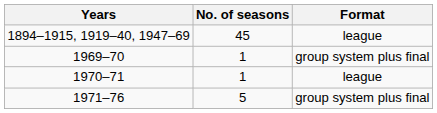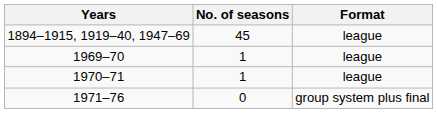(362, 56) group system plus final -> (362, 56) league
(243, 98) 5 -> (243, 98) 0
